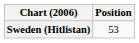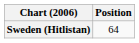(113, 29) 53 -> (113, 29) 64
